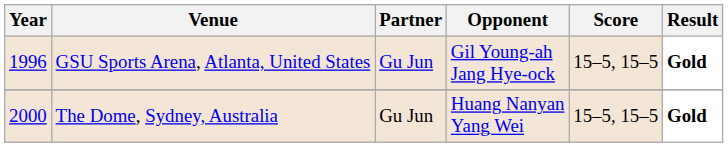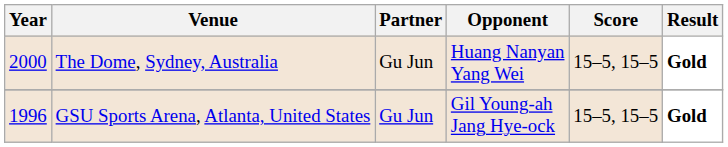rows swapped: (213, 62) <-> (167, 116)
